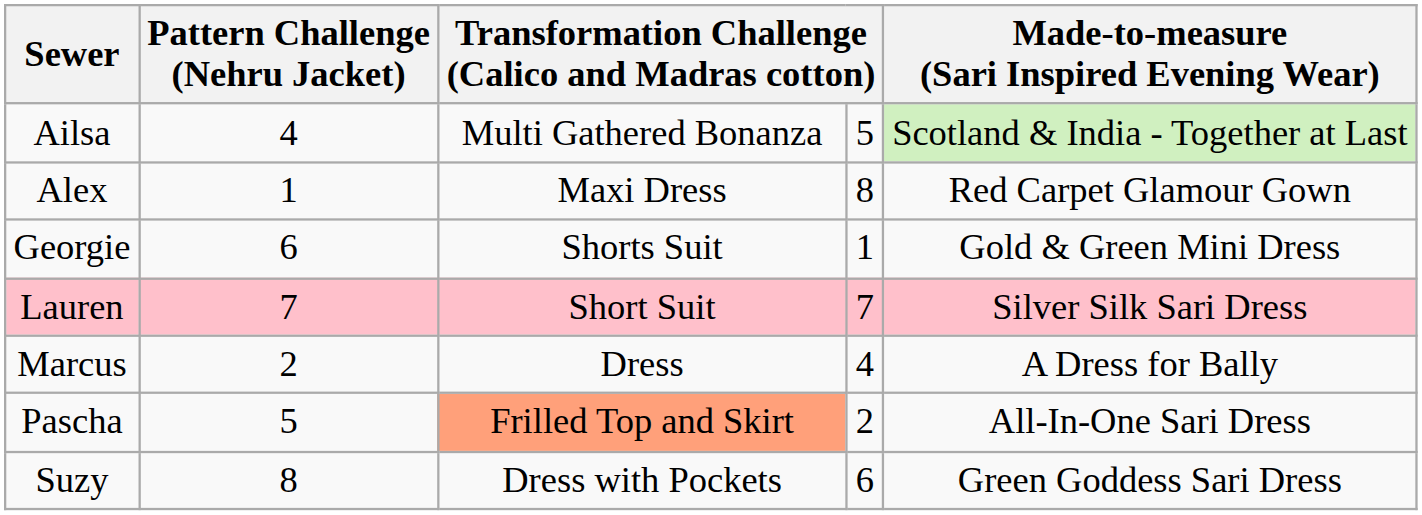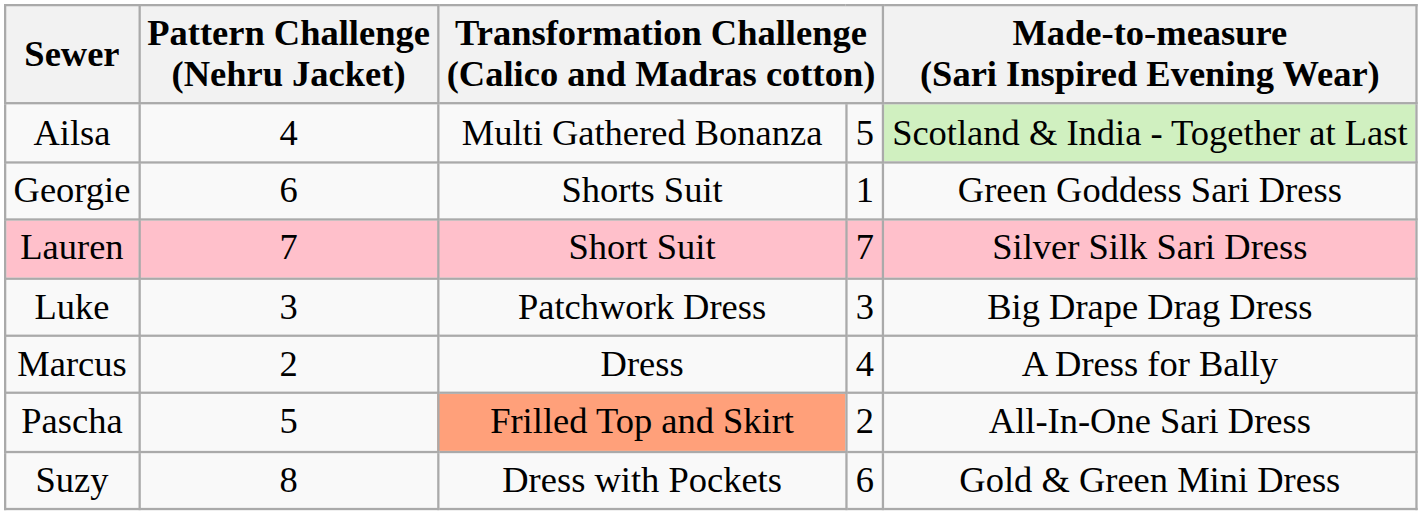- row: (72, 190)
(1150, 248) Gold & Green Mini Dress -> (1150, 190) Green Goddess Sari Dress
+ row: (72, 305)
(1150, 479) Green Goddess Sari Dress -> (1150, 479) Gold & Green Mini Dress
